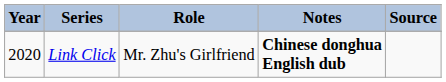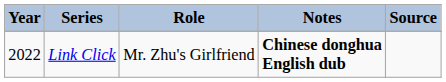(25, 54) 2020 -> (25, 54) 2022
